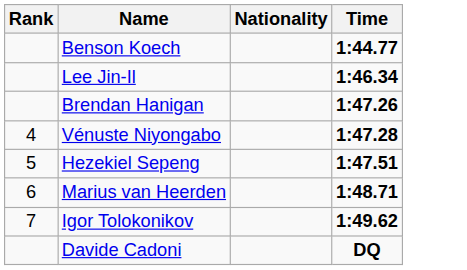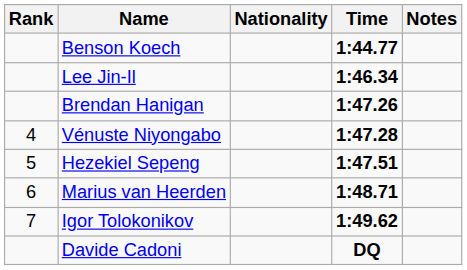+ column: (432, 18)
